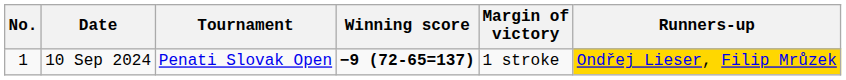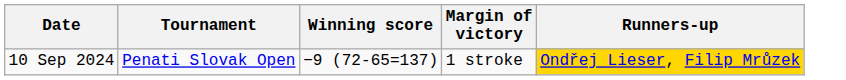- column: (23, 27)
(407, 62) bold -> (371, 62) normal
